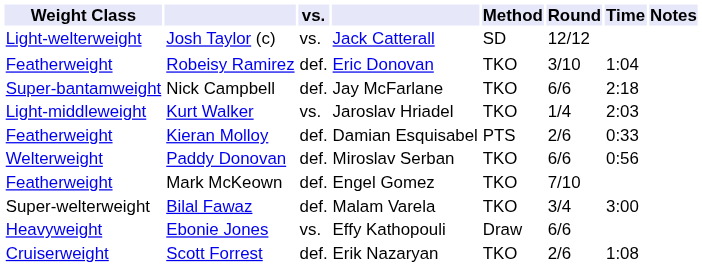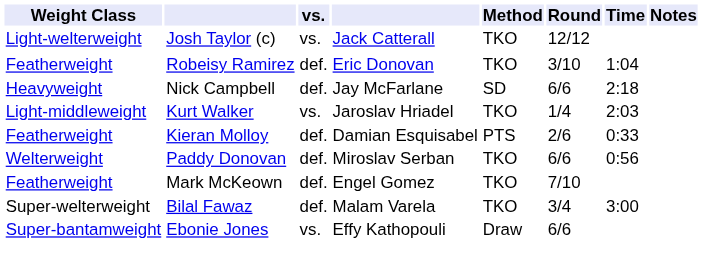(495, 39) SD -> (500, 39) TKO
(83, 88) Super-bantamweight -> (54, 88) Heavyweight
(500, 88) TKO -> (495, 88) SD
(54, 230) Heavyweight -> (83, 230) Super-bantamweight
- row: (214, 253)
